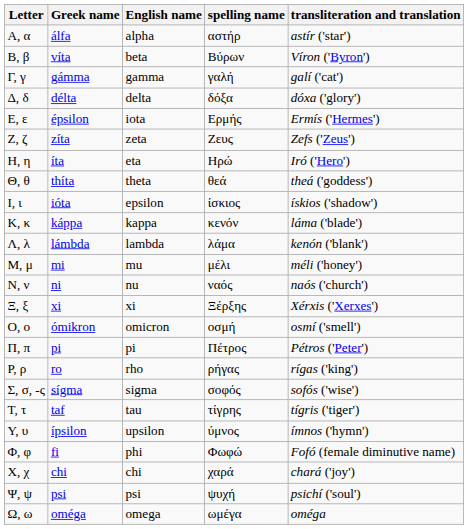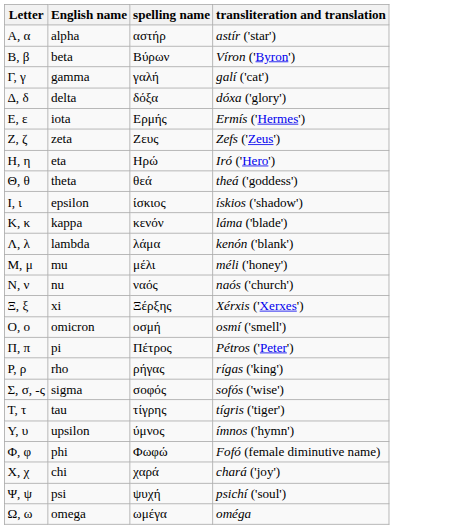- column: (85, 14)
